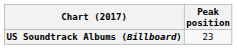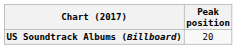(208, 37) 23 -> (208, 37) 20
